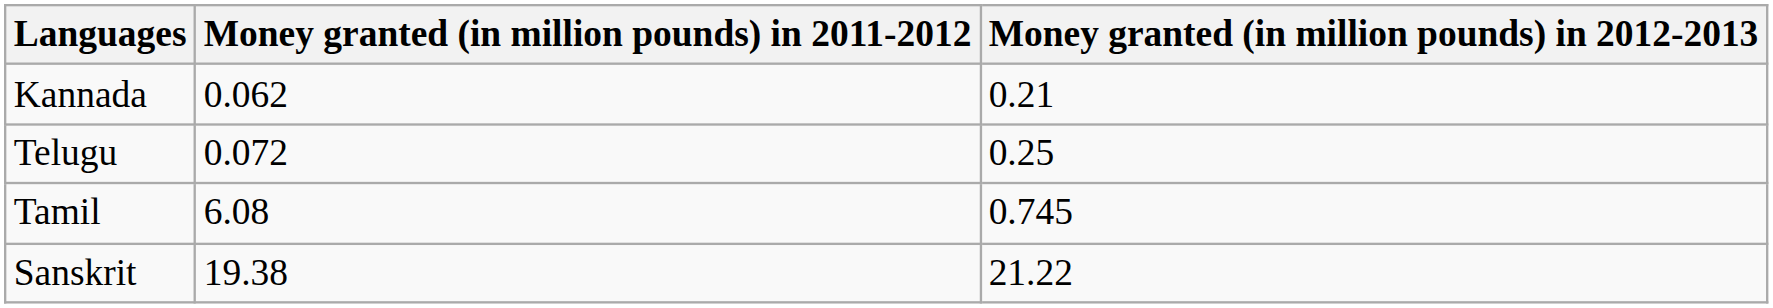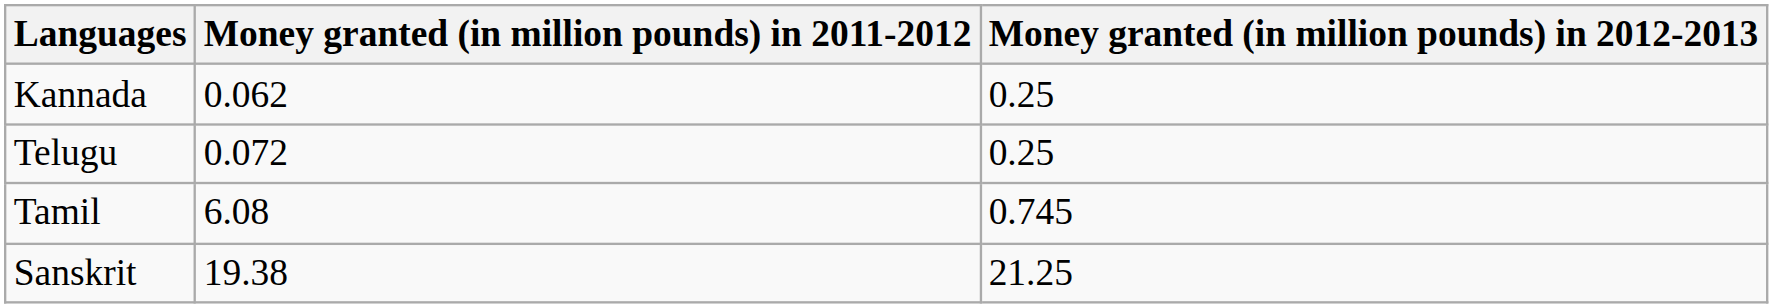(1021, 93) 0.21 -> (1021, 93) 0.25
(1031, 271) 21.22 -> (1031, 271) 21.25
